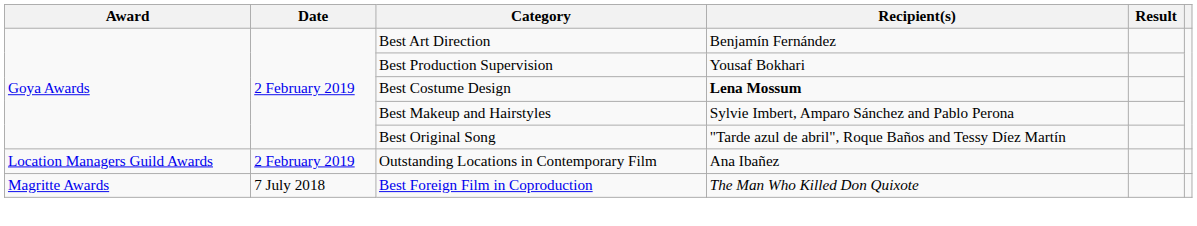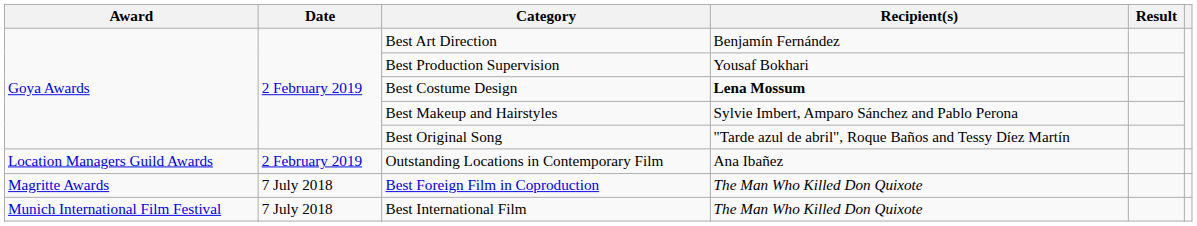+ row: (456, 209)
